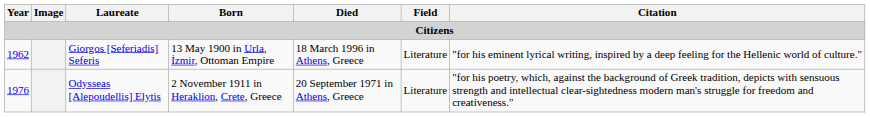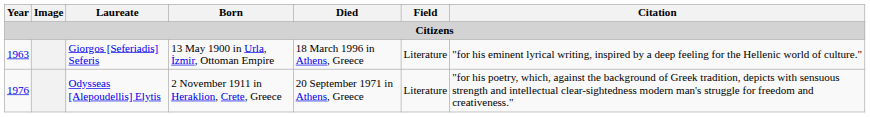(18, 54) 1962 -> (18, 54) 1963
